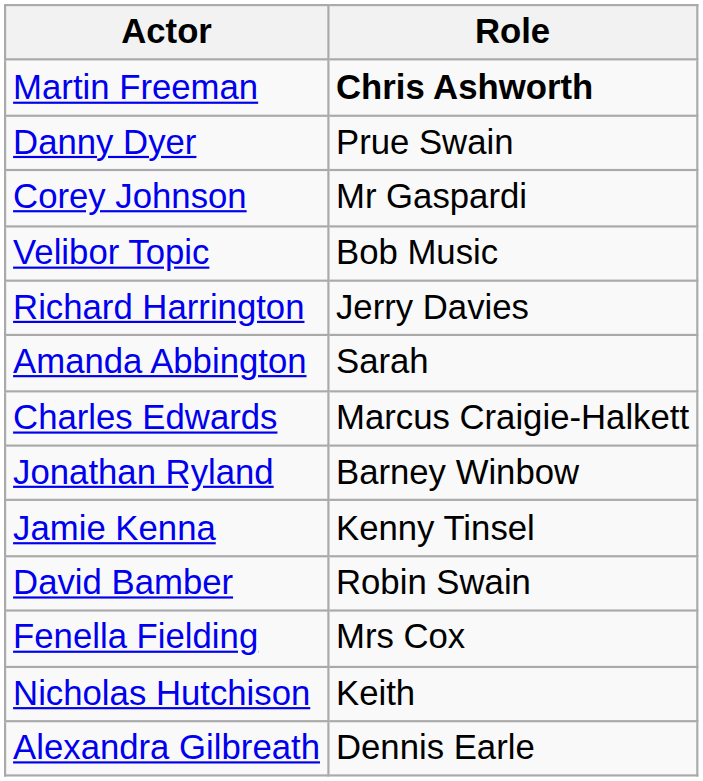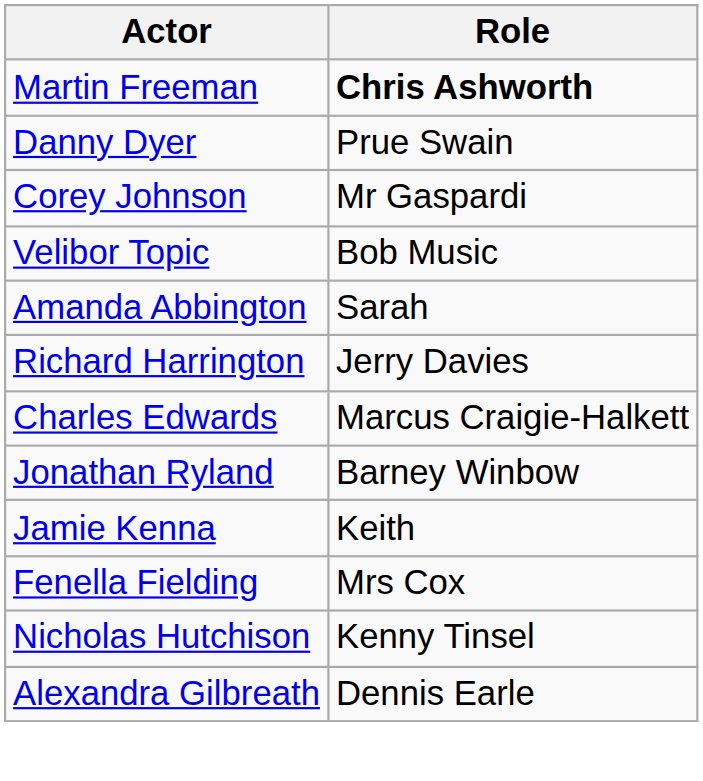rows swapped: (159, 307) <-> (160, 362)
(435, 527) Kenny Tinsel -> (376, 527) Keith
- row: (123, 582)
(376, 692) Keith -> (435, 637) Kenny Tinsel
